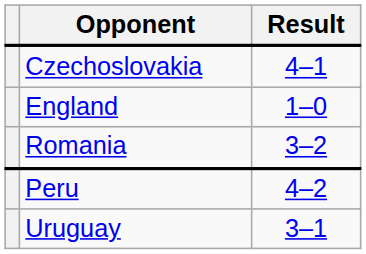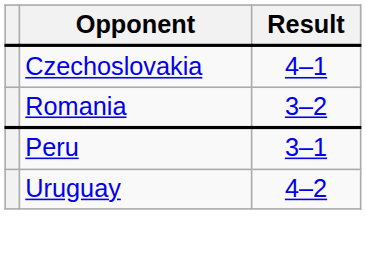- row: (72, 106)
(306, 188) 4–2 -> (306, 148) 3–1
(306, 228) 3–1 -> (306, 188) 4–2
